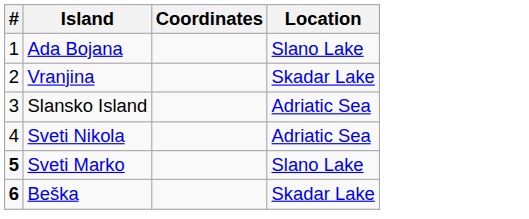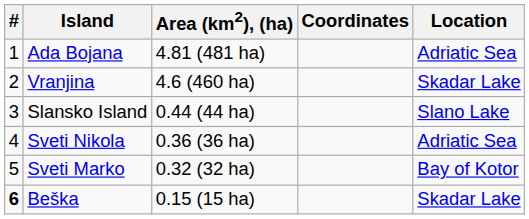+ column: (224, 21)
(318, 48) Slano Lake -> (467, 53) Adriatic Sea
(321, 106) Adriatic Sea -> (463, 111) Slano Lake
(14, 164) bold -> (14, 169) normal
(318, 164) Slano Lake -> (468, 169) Bay of Kotor
